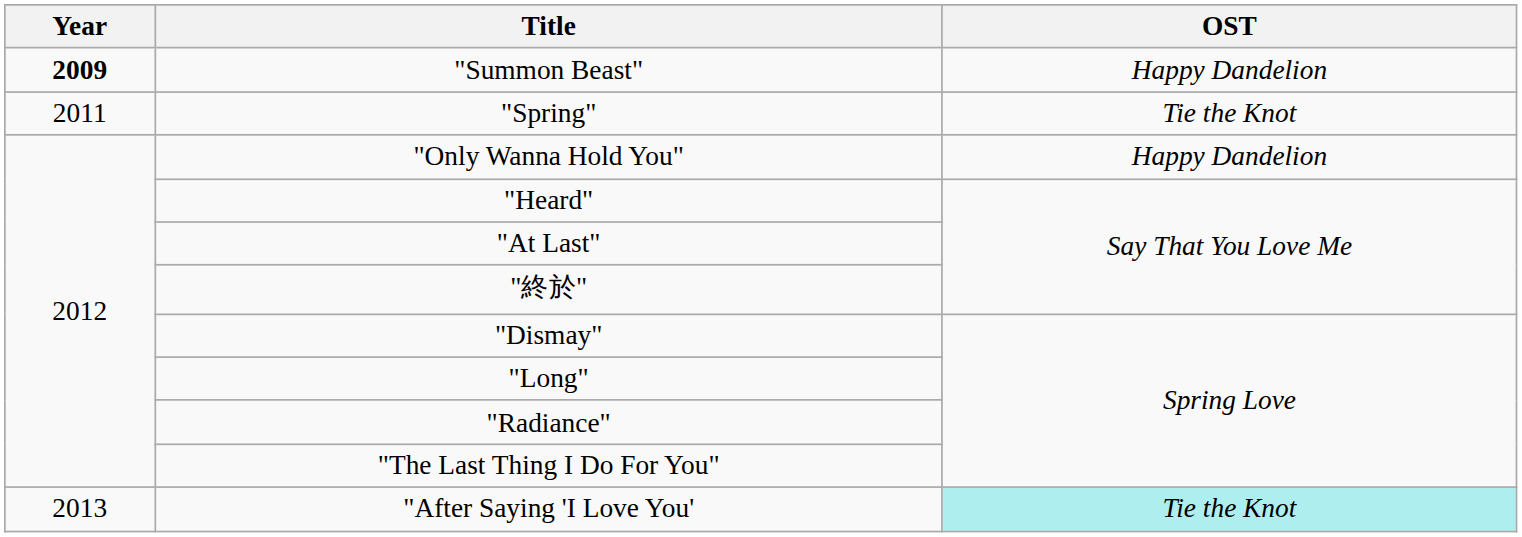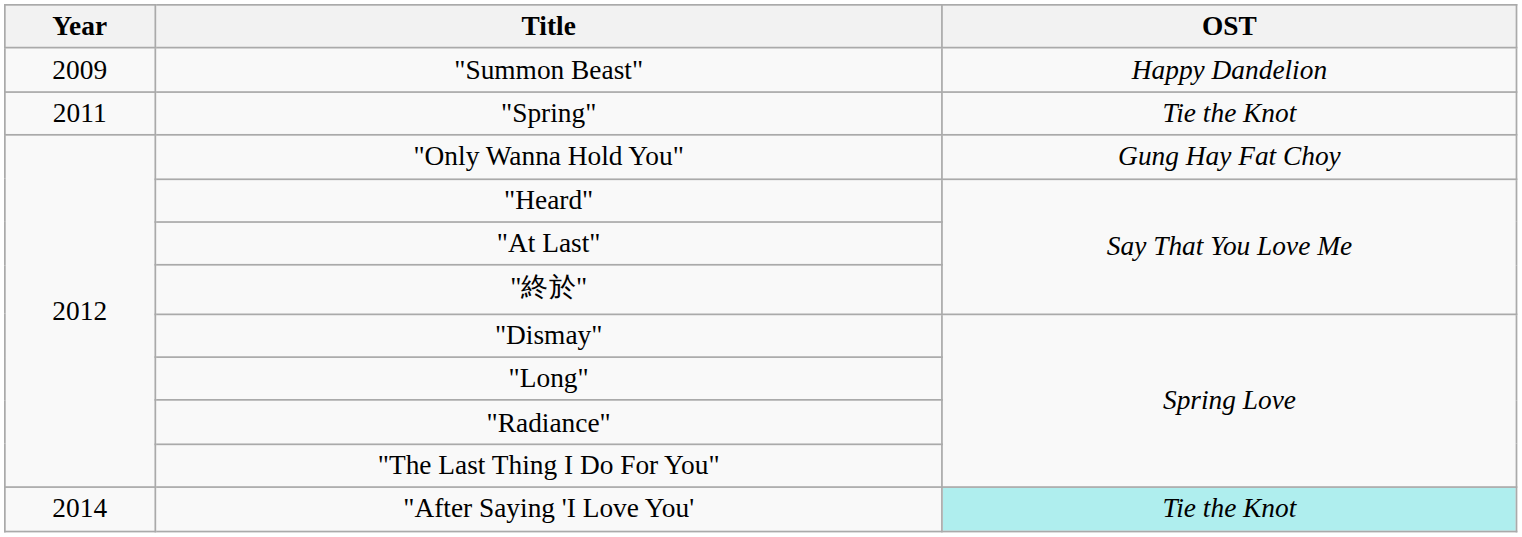(80, 69) bold -> (80, 69) normal
(1229, 156) Happy Dandelion -> (1229, 156) Gung Hay Fat Choy
(80, 508) 2013 -> (80, 508) 2014
